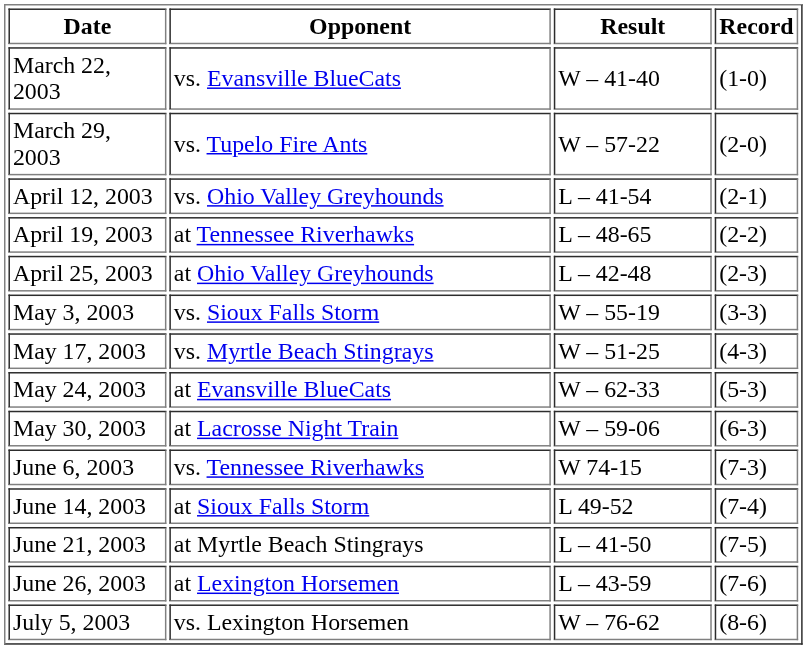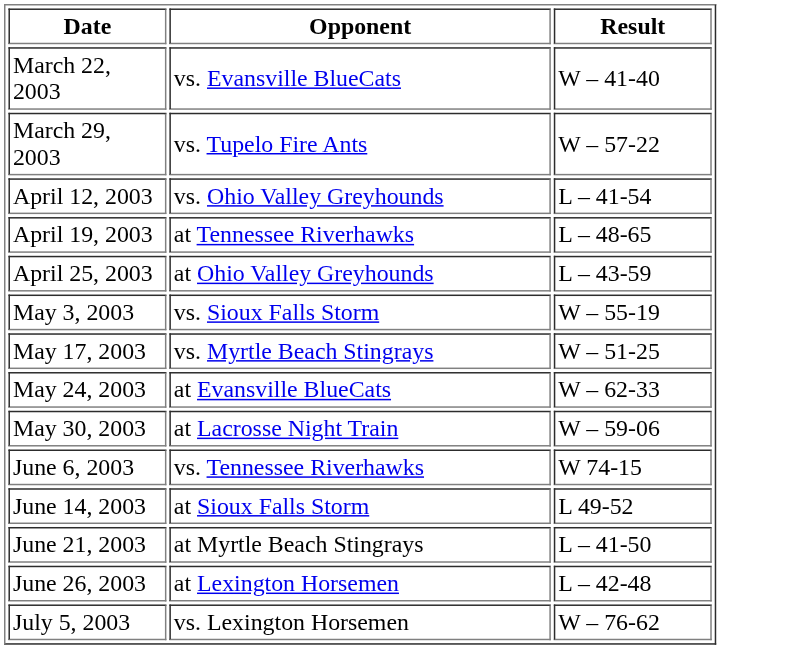- column: (756, 26)
(605, 273) L – 42-48 -> (605, 273) L – 43-59
(605, 583) L – 43-59 -> (605, 583) L – 42-48
